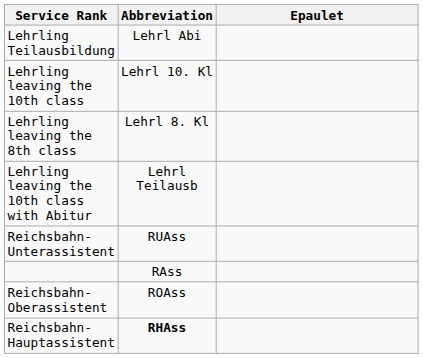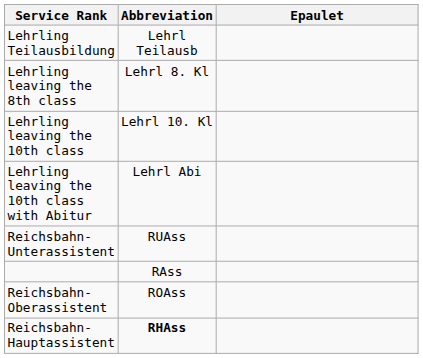(167, 36) Lehrl Abi -> (167, 43) Lehrl Teilausb
rows swapped: (50, 136) <-> (50, 86)
(167, 179) Lehrl Teilausb -> (167, 171) Lehrl Abi
